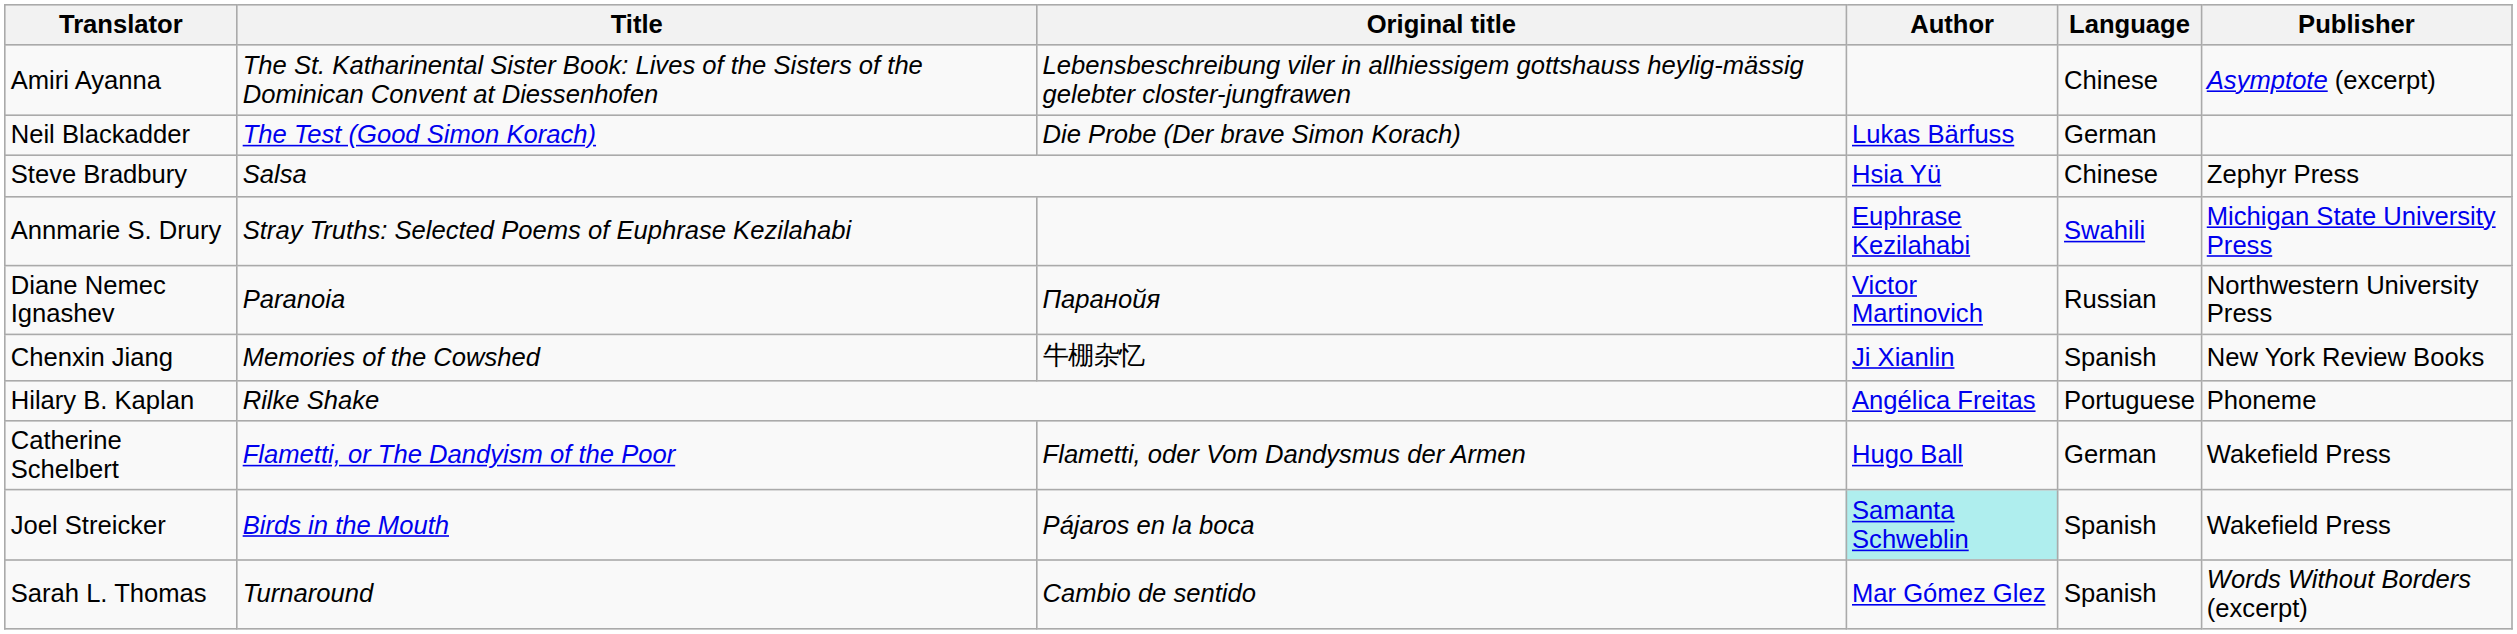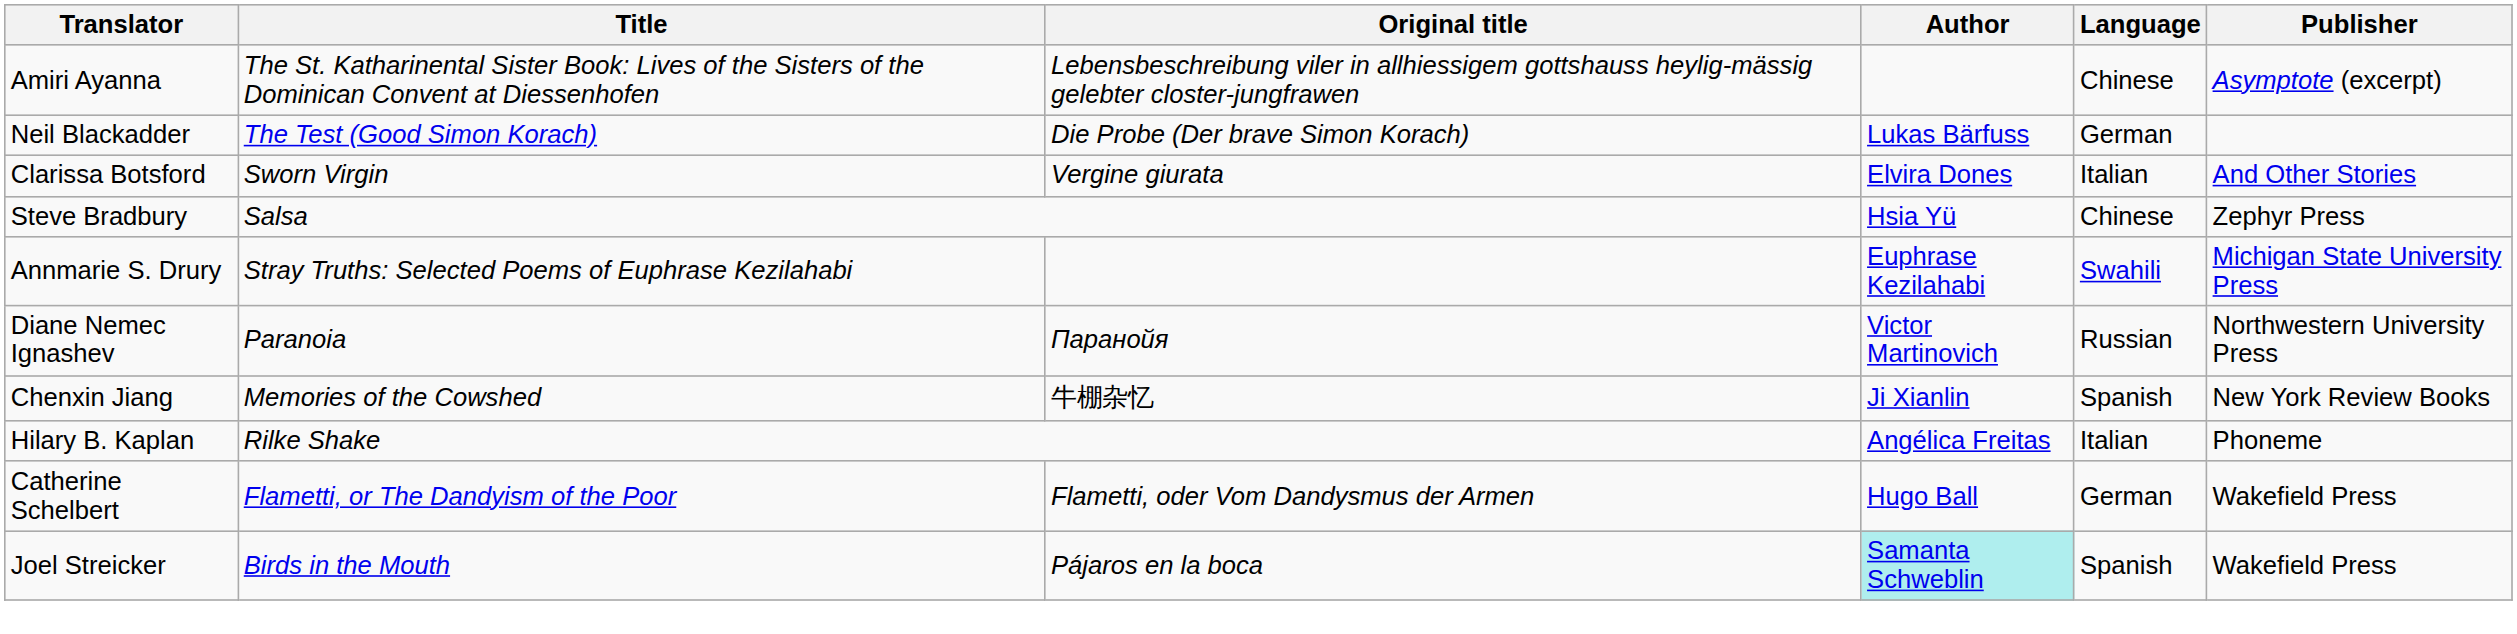+ row: (108, 175)
(2130, 400) Portuguese -> (2114, 440) Italian
- row: (109, 594)
